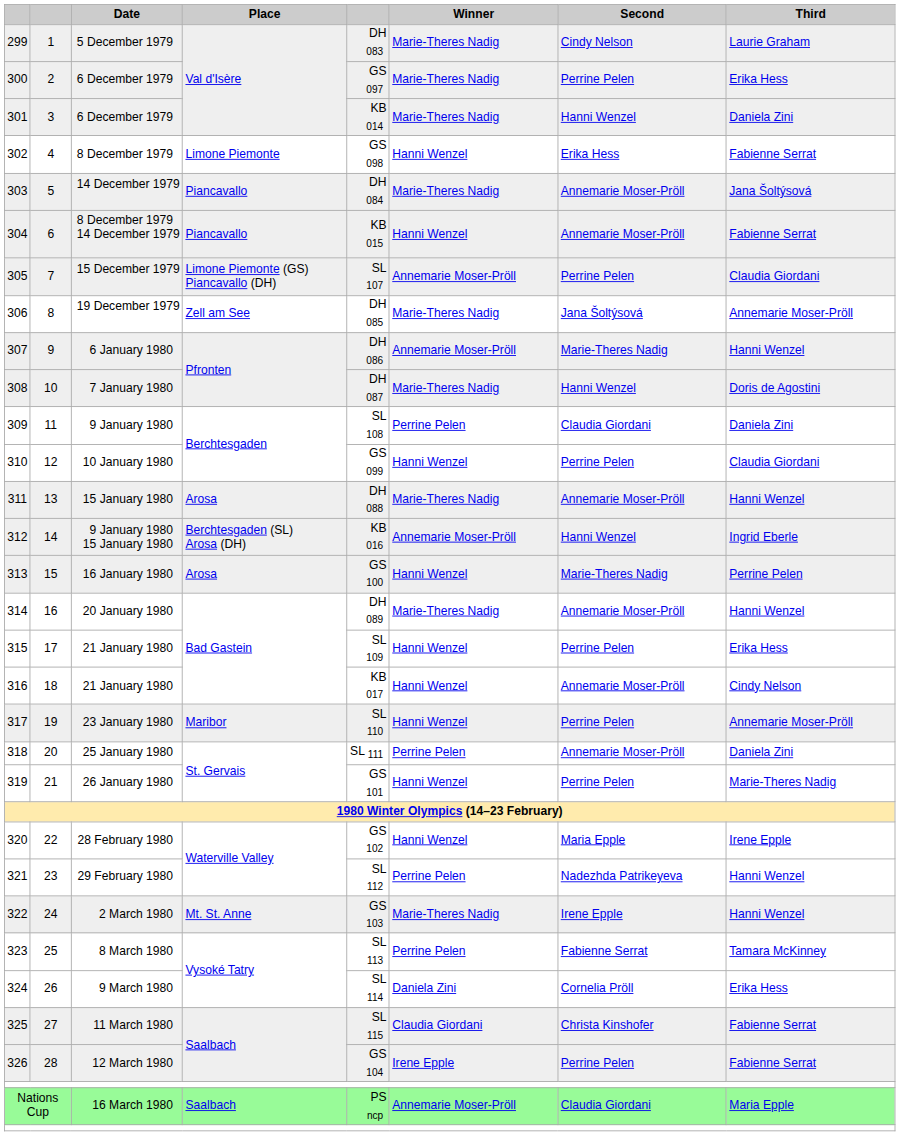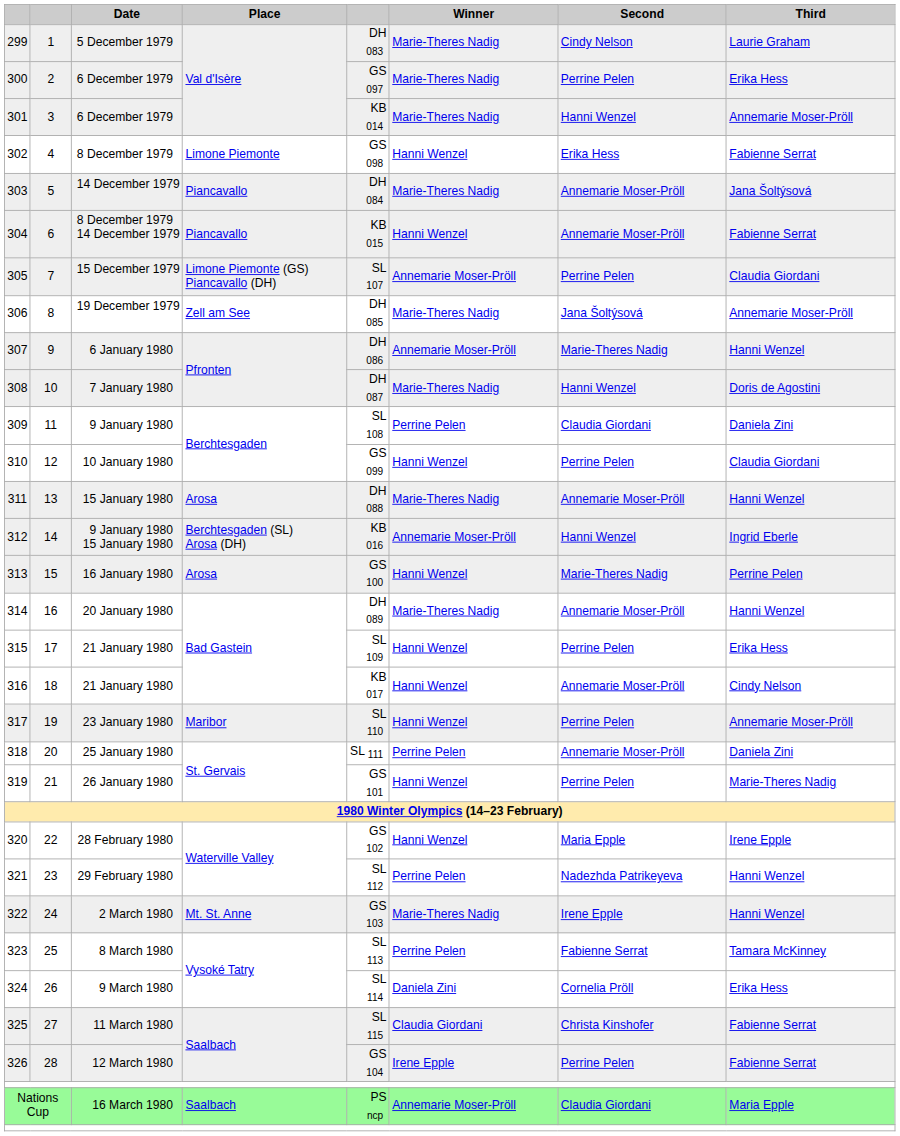(761, 117) Daniela Zini -> (791, 117) Annemarie Moser-Pröll
